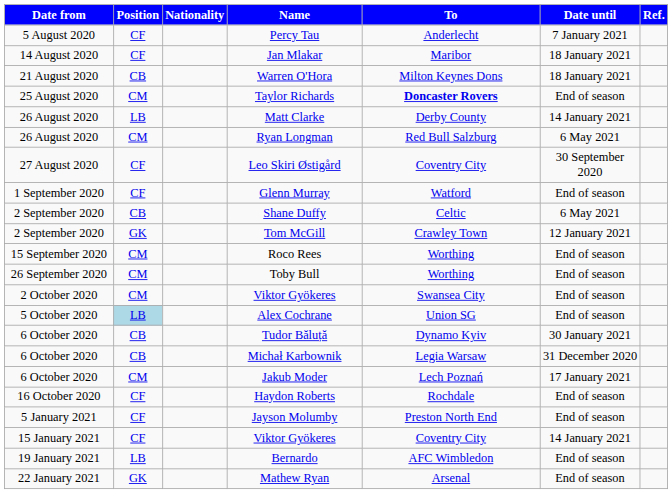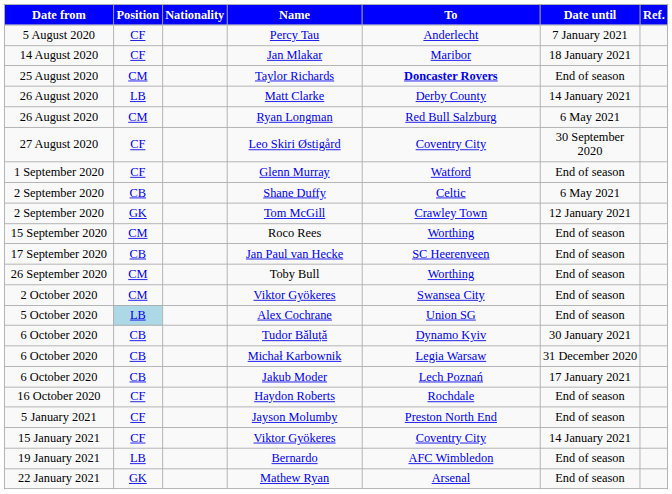- row: (59, 76)
+ row: (59, 254)
(138, 376) CM -> (138, 376) CB
